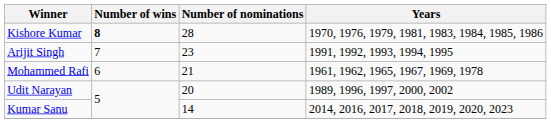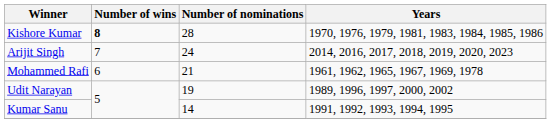(188, 52) 23 -> (188, 52) 24
(381, 52) 1991, 1992, 1993, 1994, 1995 -> (411, 52) 2014, 2016, 2017, 2018, 2019, 2020, 2023
(188, 90) 20 -> (188, 90) 19
(411, 109) 2014, 2016, 2017, 2018, 2019, 2020, 2023 -> (381, 109) 1991, 1992, 1993, 1994, 1995
